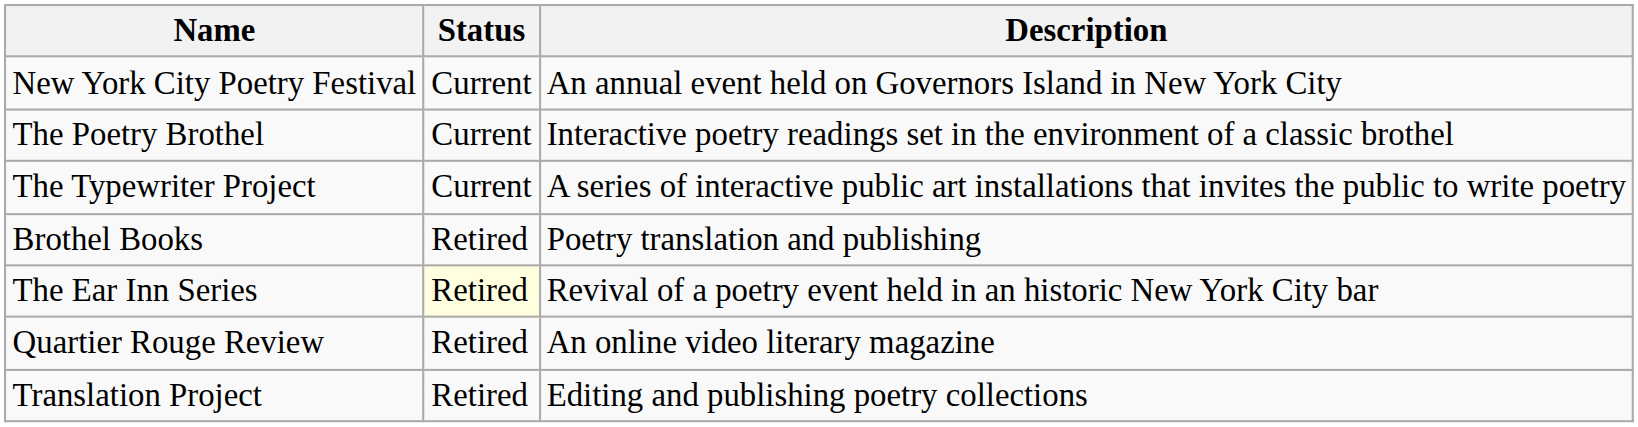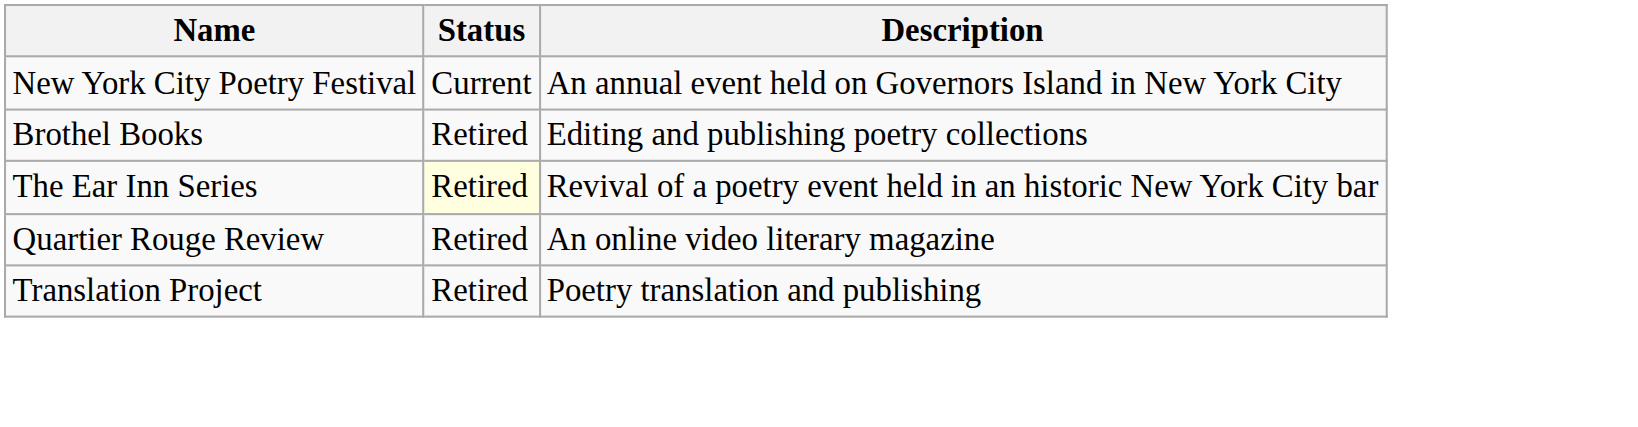- row: (138, 134)
- row: (164, 186)
(764, 238) Poetry translation and publishing -> (817, 134) Editing and publishing poetry collections
(817, 394) Editing and publishing poetry collections -> (764, 290) Poetry translation and publishing
